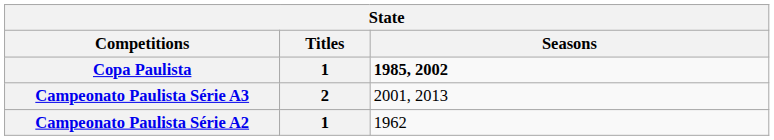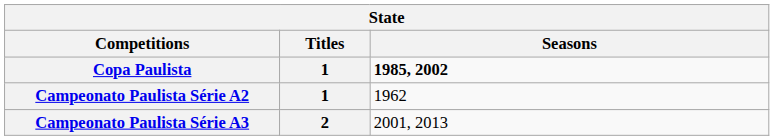rows swapped: (142, 122) <-> (142, 95)
